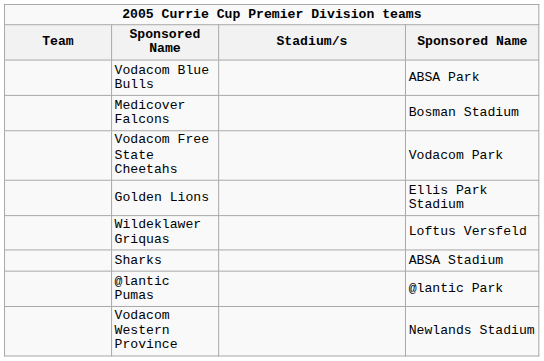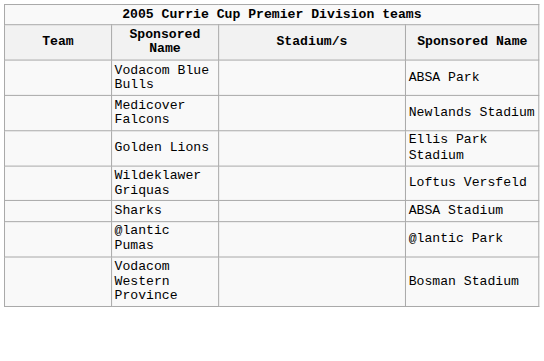(464, 112) Bosman Stadium -> (472, 112) Newlands Stadium
- row: (162, 155)
(472, 330) Newlands Stadium -> (464, 281) Bosman Stadium
